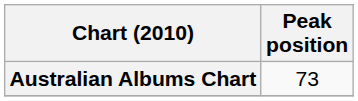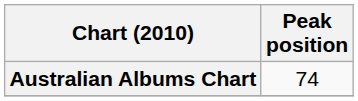(307, 78) 73 -> (307, 78) 74
